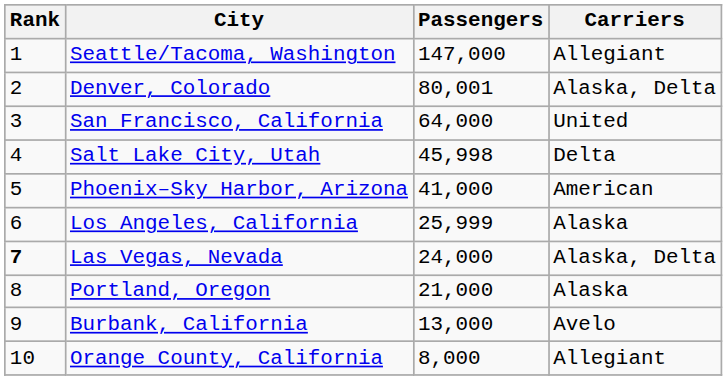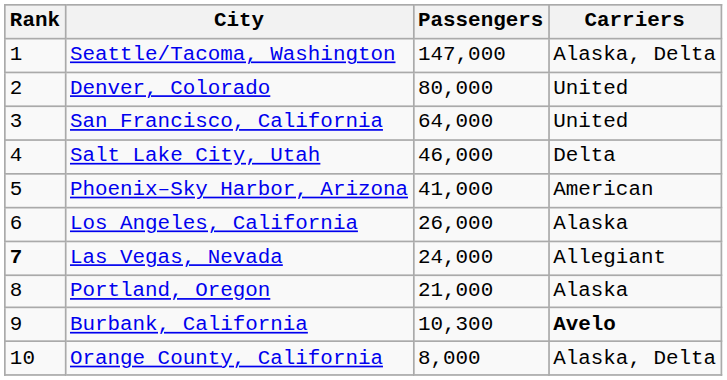(610, 56) Allegiant -> (635, 56) Alaska, Delta
(456, 89) 80,001 -> (456, 89) 80,000
(635, 89) Alaska, Delta -> (591, 89) United
(456, 157) 45,998 -> (456, 157) 46,000
(456, 224) 25,999 -> (456, 224) 26,000
(635, 258) Alaska, Delta -> (610, 258) Allegiant
(456, 325) 13,000 -> (456, 325) 10,300
(585, 325) normal -> (585, 325) bold
(610, 359) Allegiant -> (635, 359) Alaska, Delta
